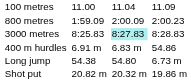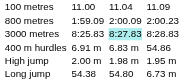+ row: (27, 61)
- row: (23, 74)
